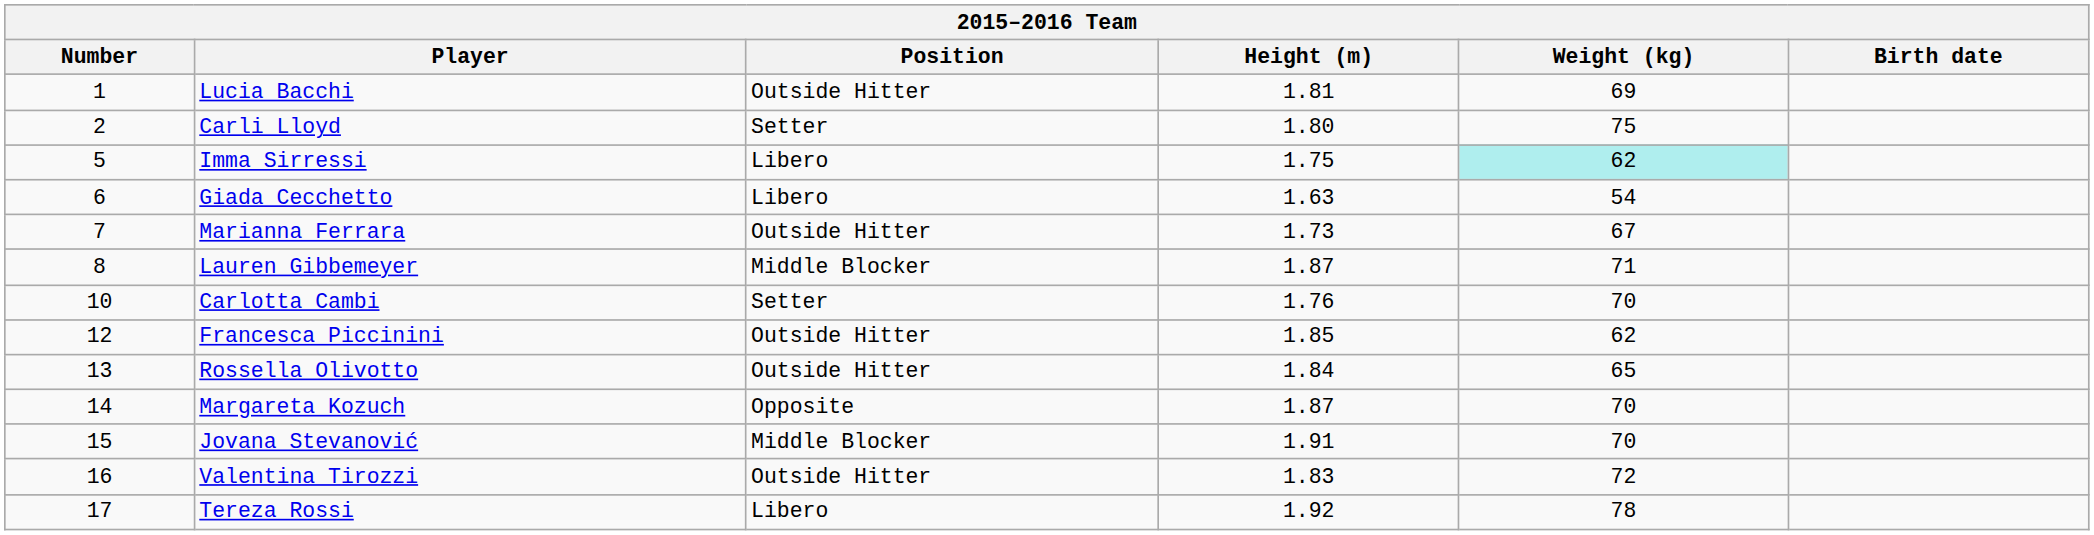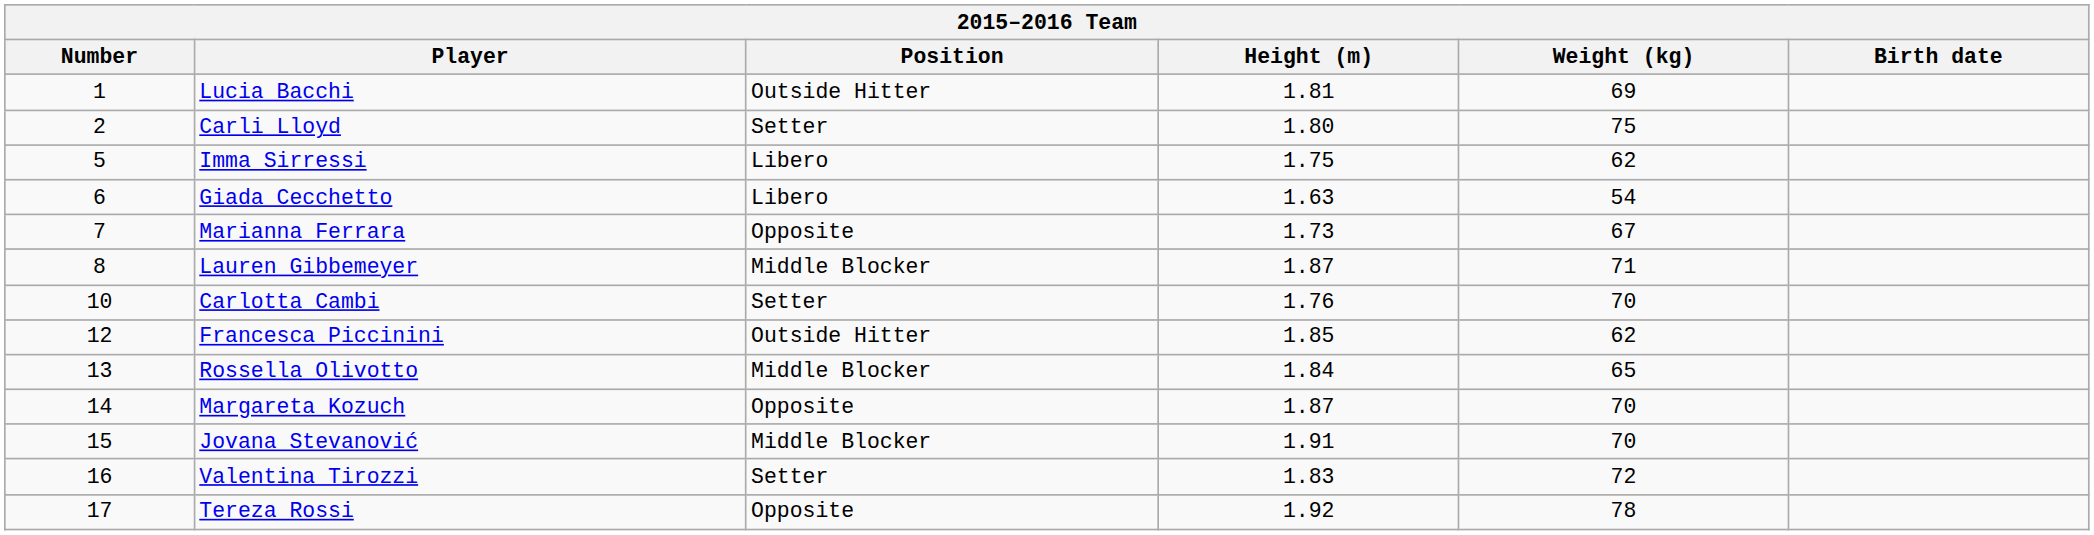(1623, 162) paleturquoise background -> (1623, 162) no background
(841, 232) Outside Hitter -> (803, 232) Opposite
(841, 372) Outside Hitter -> (841, 372) Middle Blocker
(841, 477) Outside Hitter -> (790, 477) Setter
(790, 512) Libero -> (803, 512) Opposite
